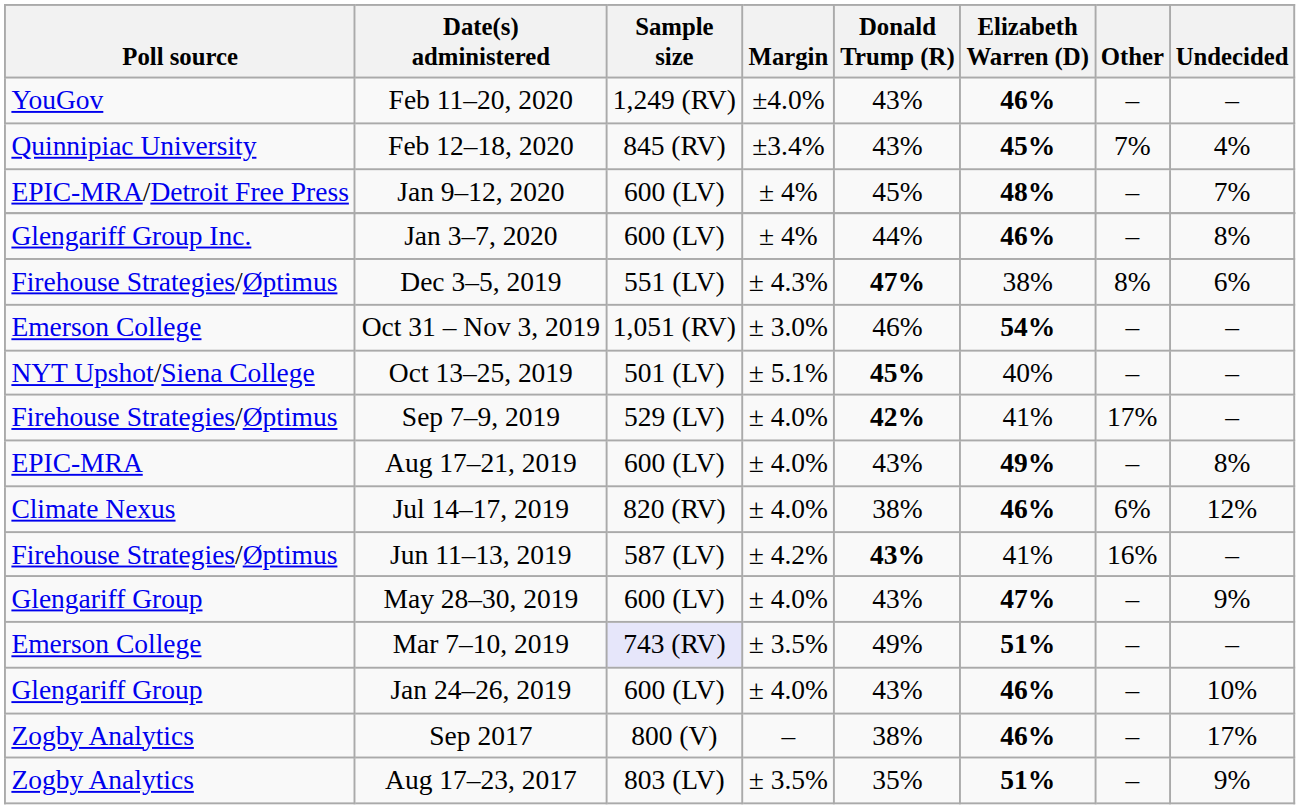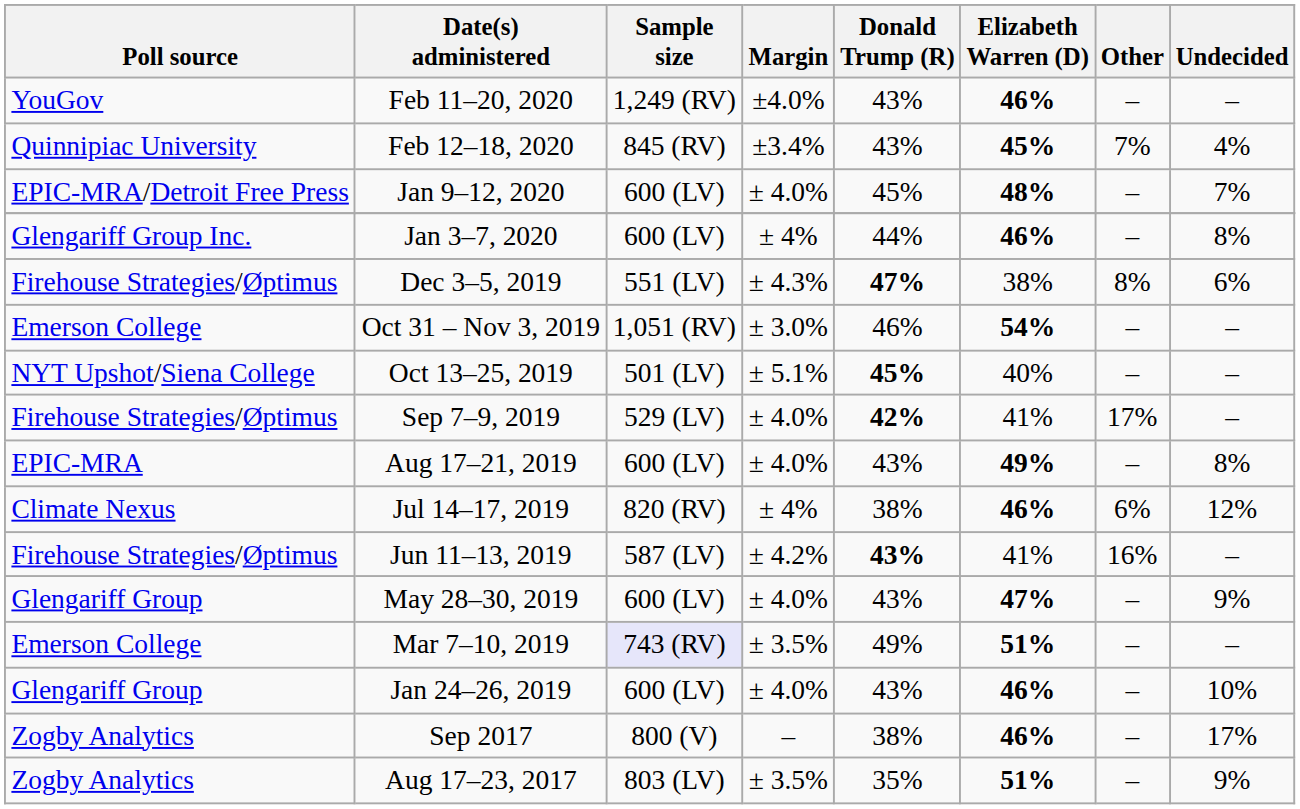(788, 191) ± 4% -> (788, 191) ± 4.0%
(788, 508) ± 4.0% -> (788, 508) ± 4%
